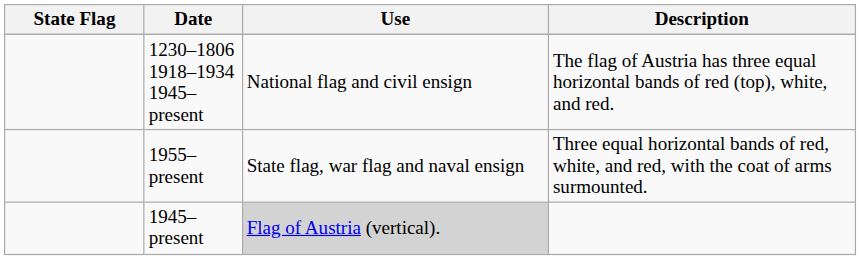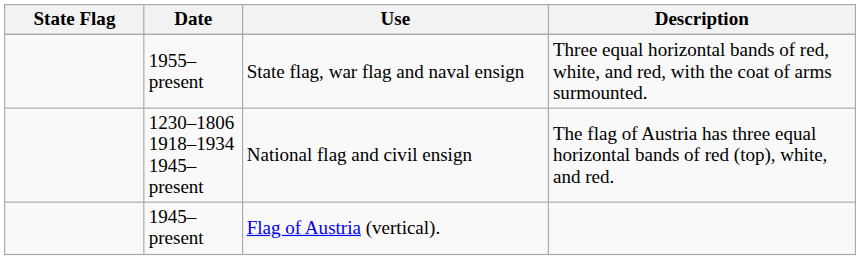rows swapped: (191, 81) <-> (176, 165)
(343, 227) lightgrey background -> (343, 227) no background
